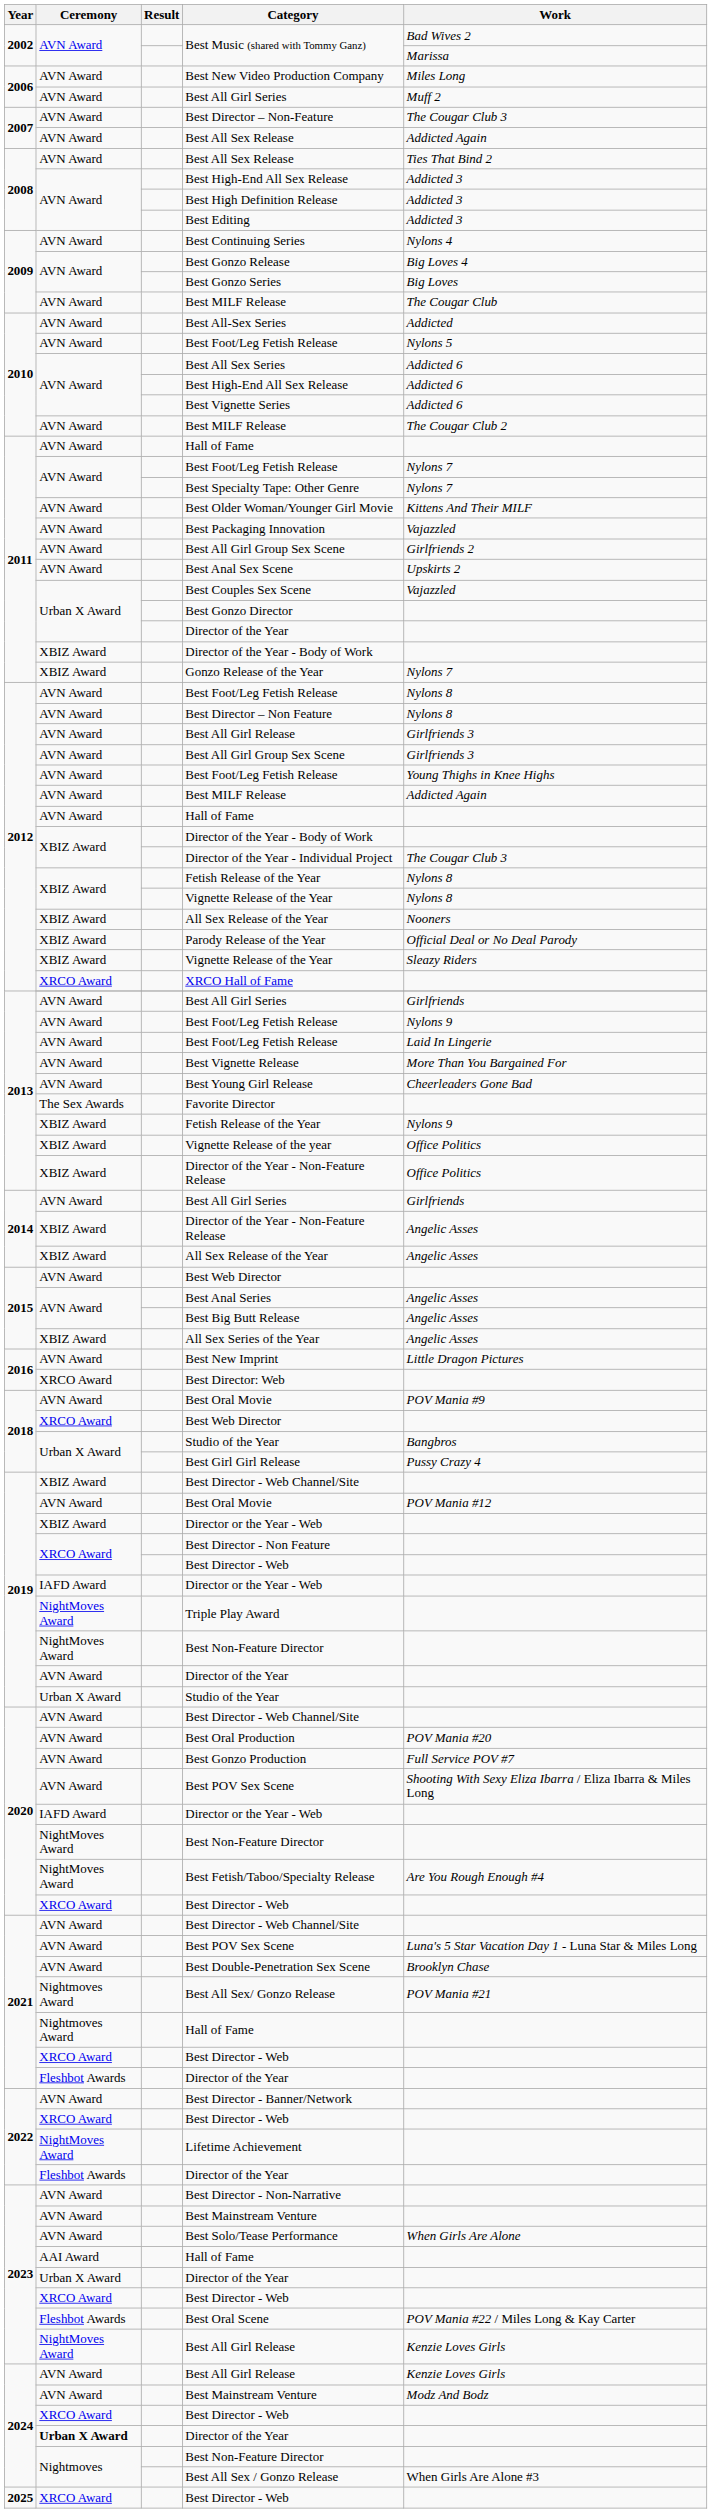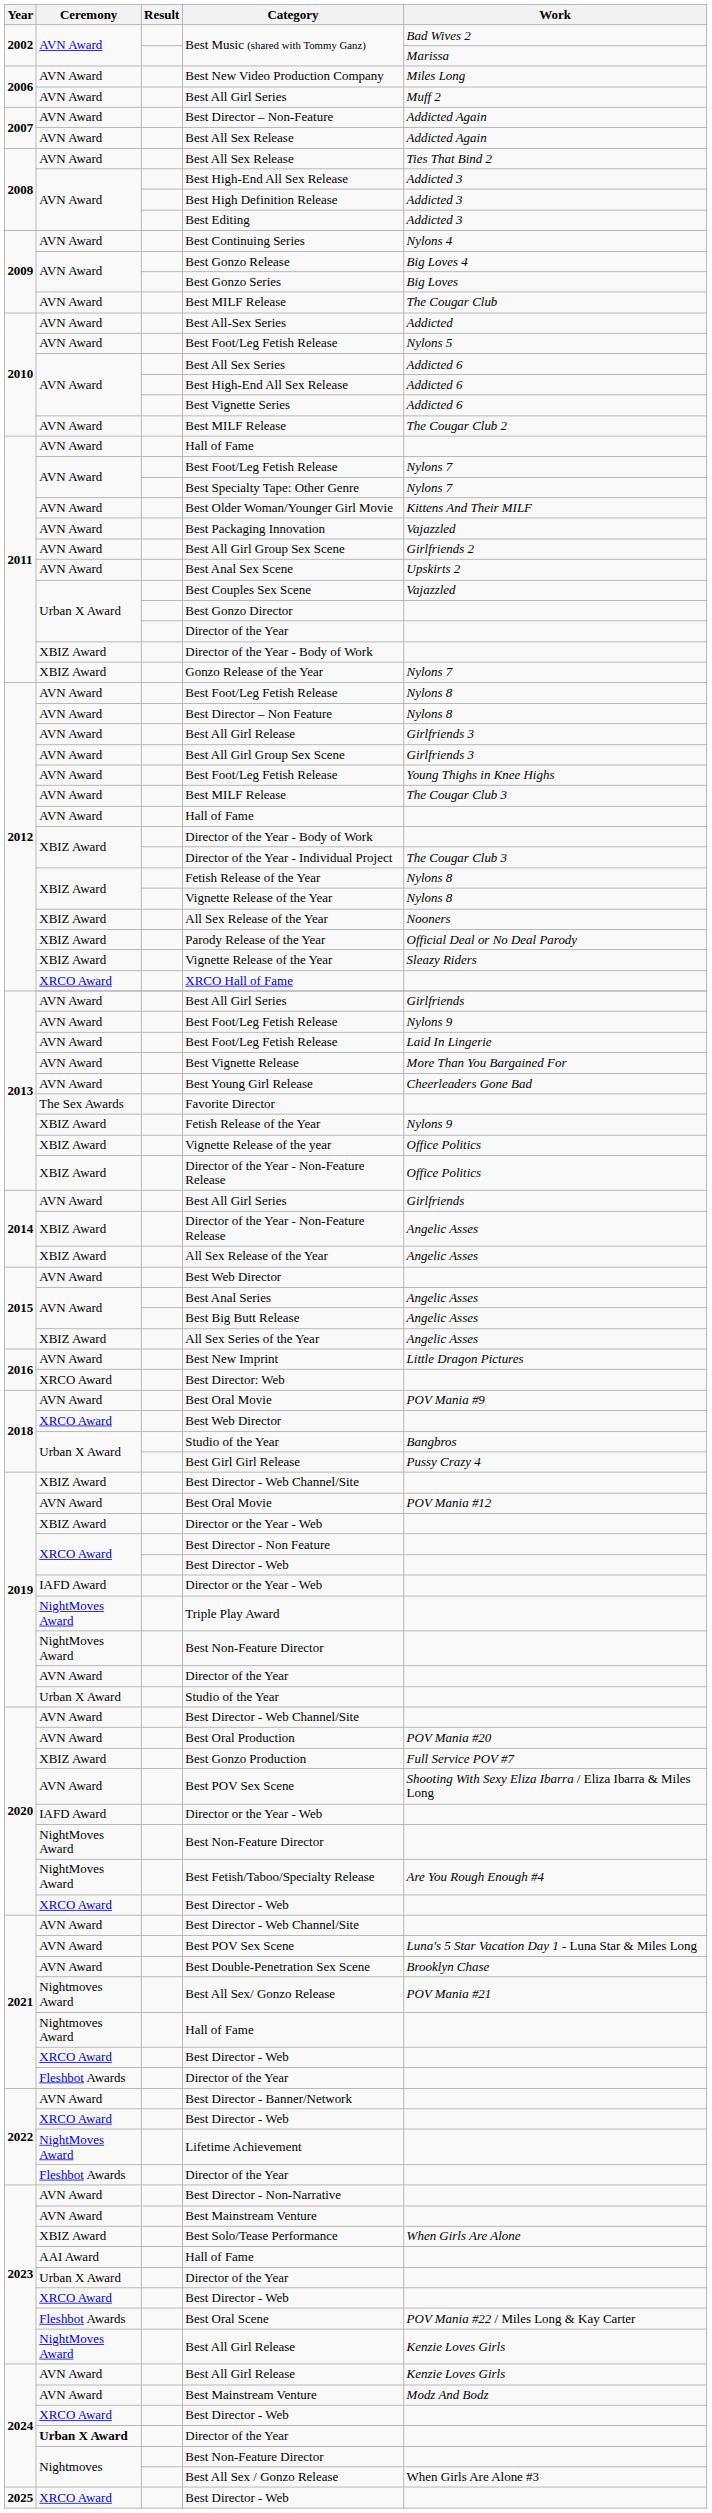(457, 117) The Cougar Club 3 -> (447, 117) Addicted Again
(447, 795) Addicted Again -> (457, 795) The Cougar Club 3
(71, 1758) AVN Award -> (73, 1758) XBIZ Award
(71, 2236) AVN Award -> (73, 2236) XBIZ Award
